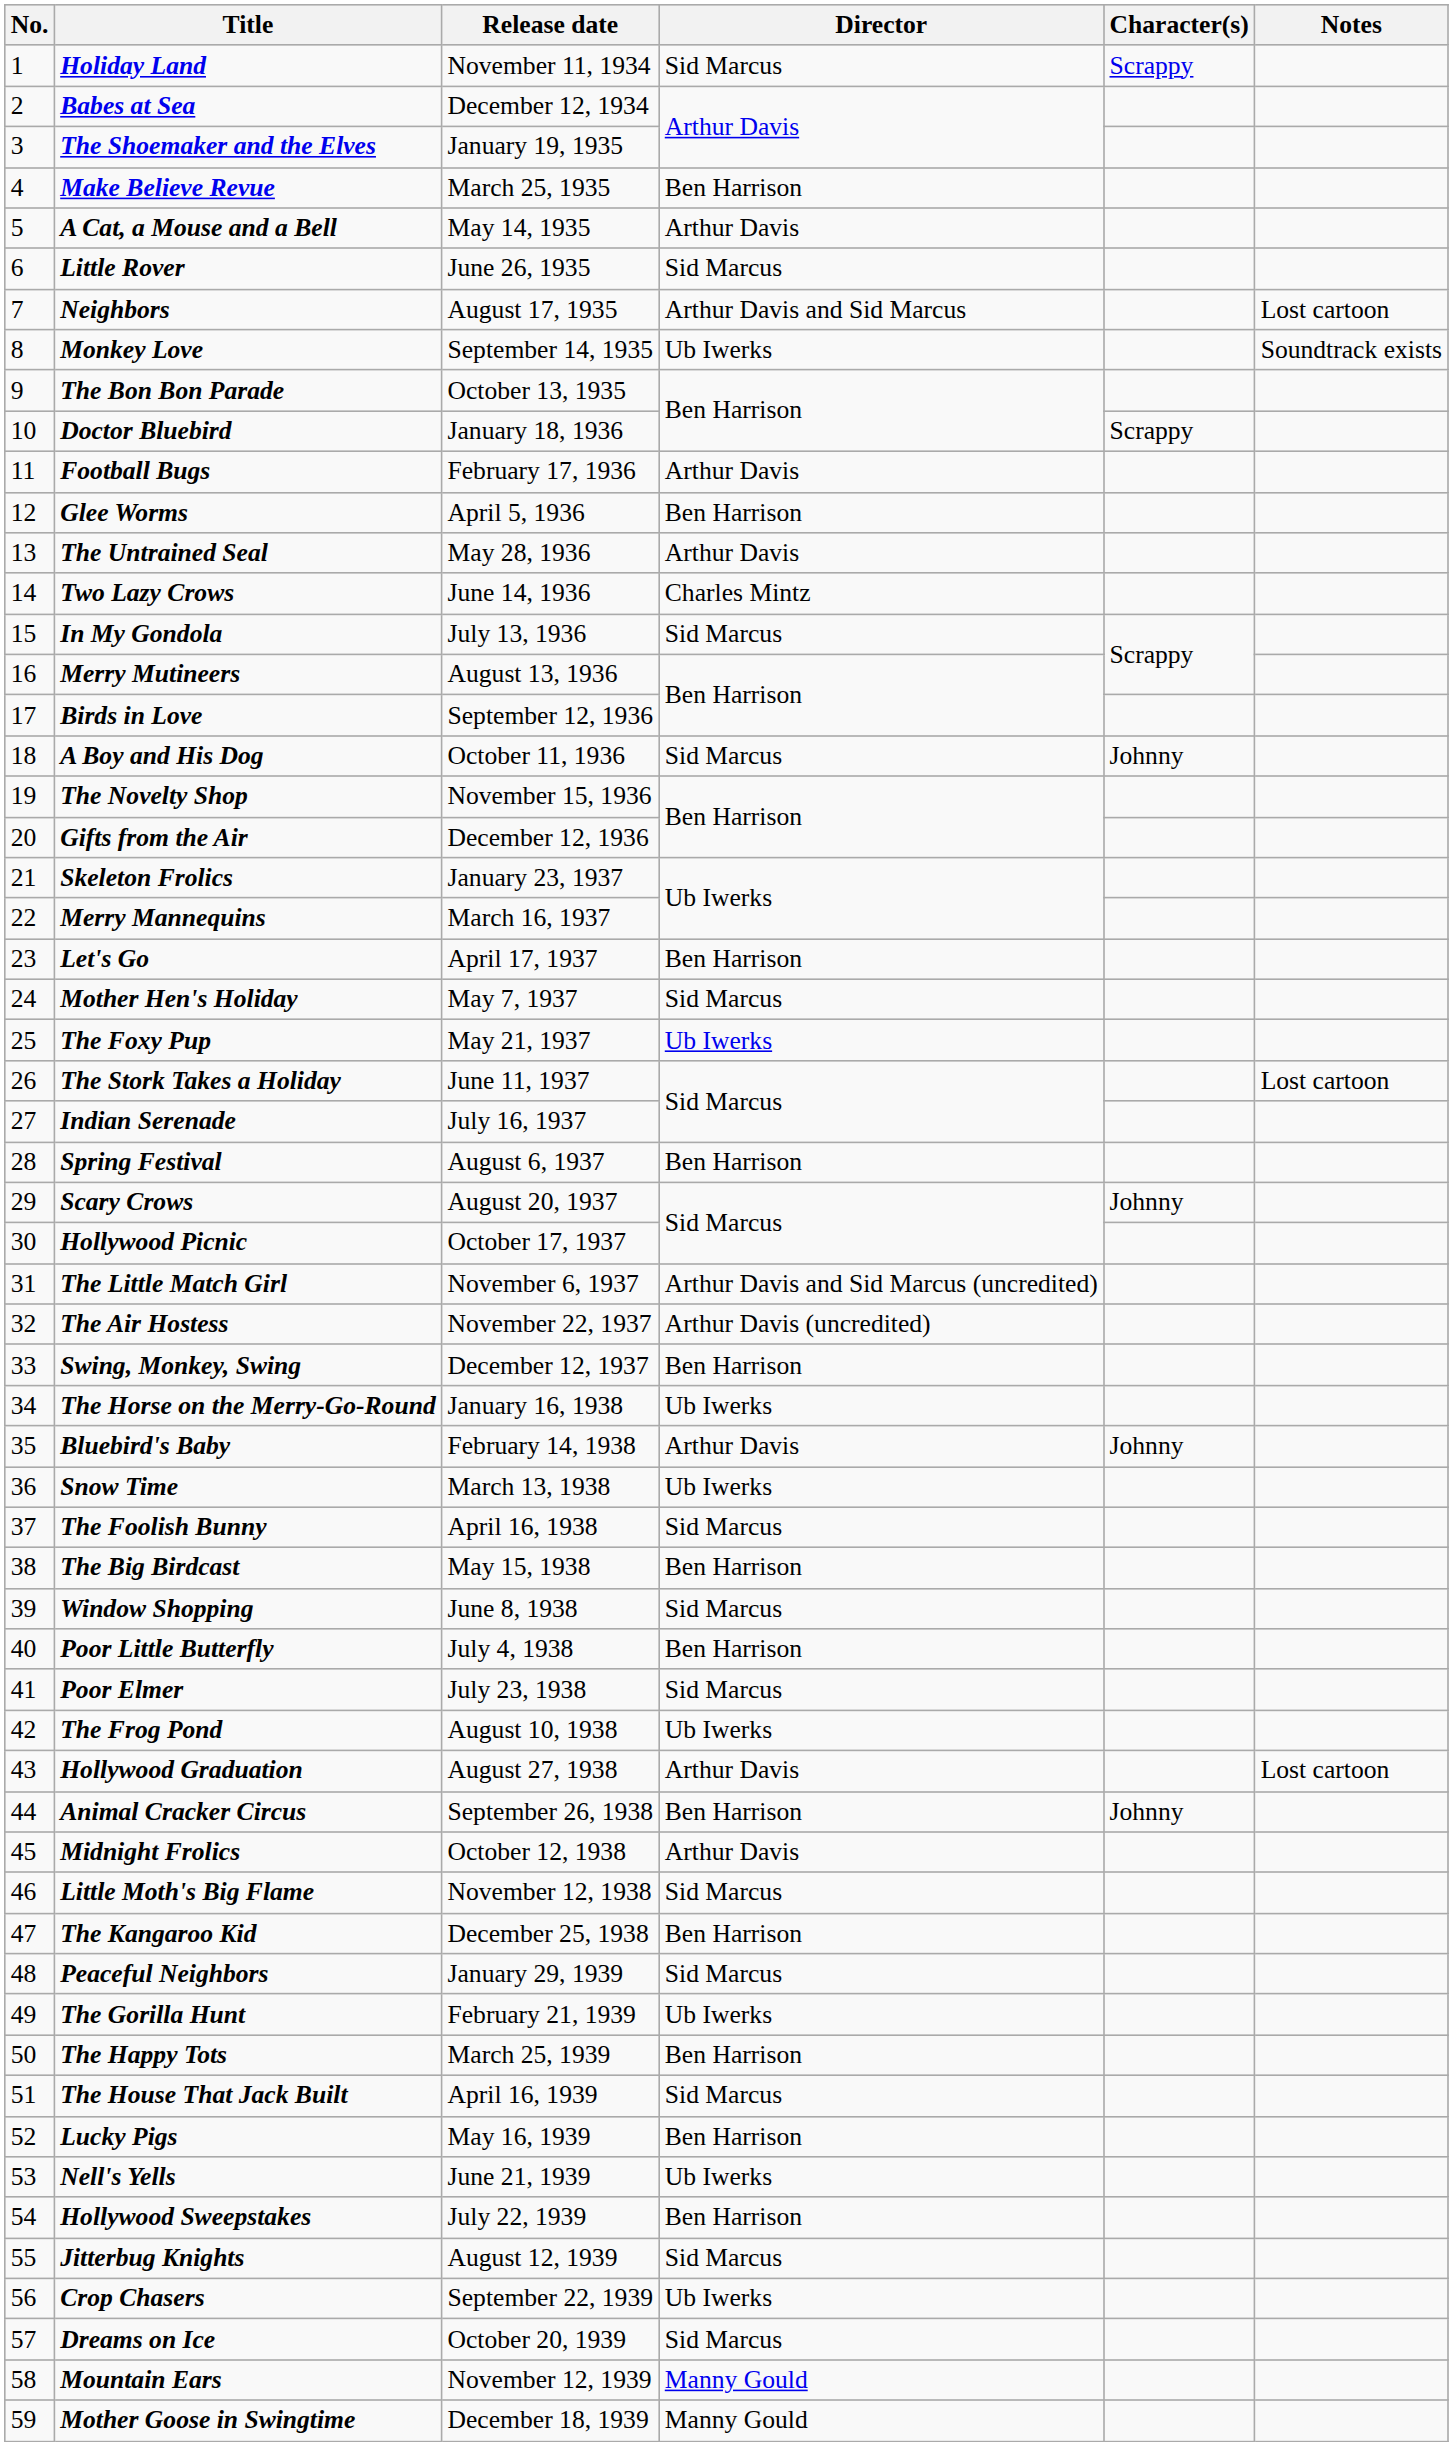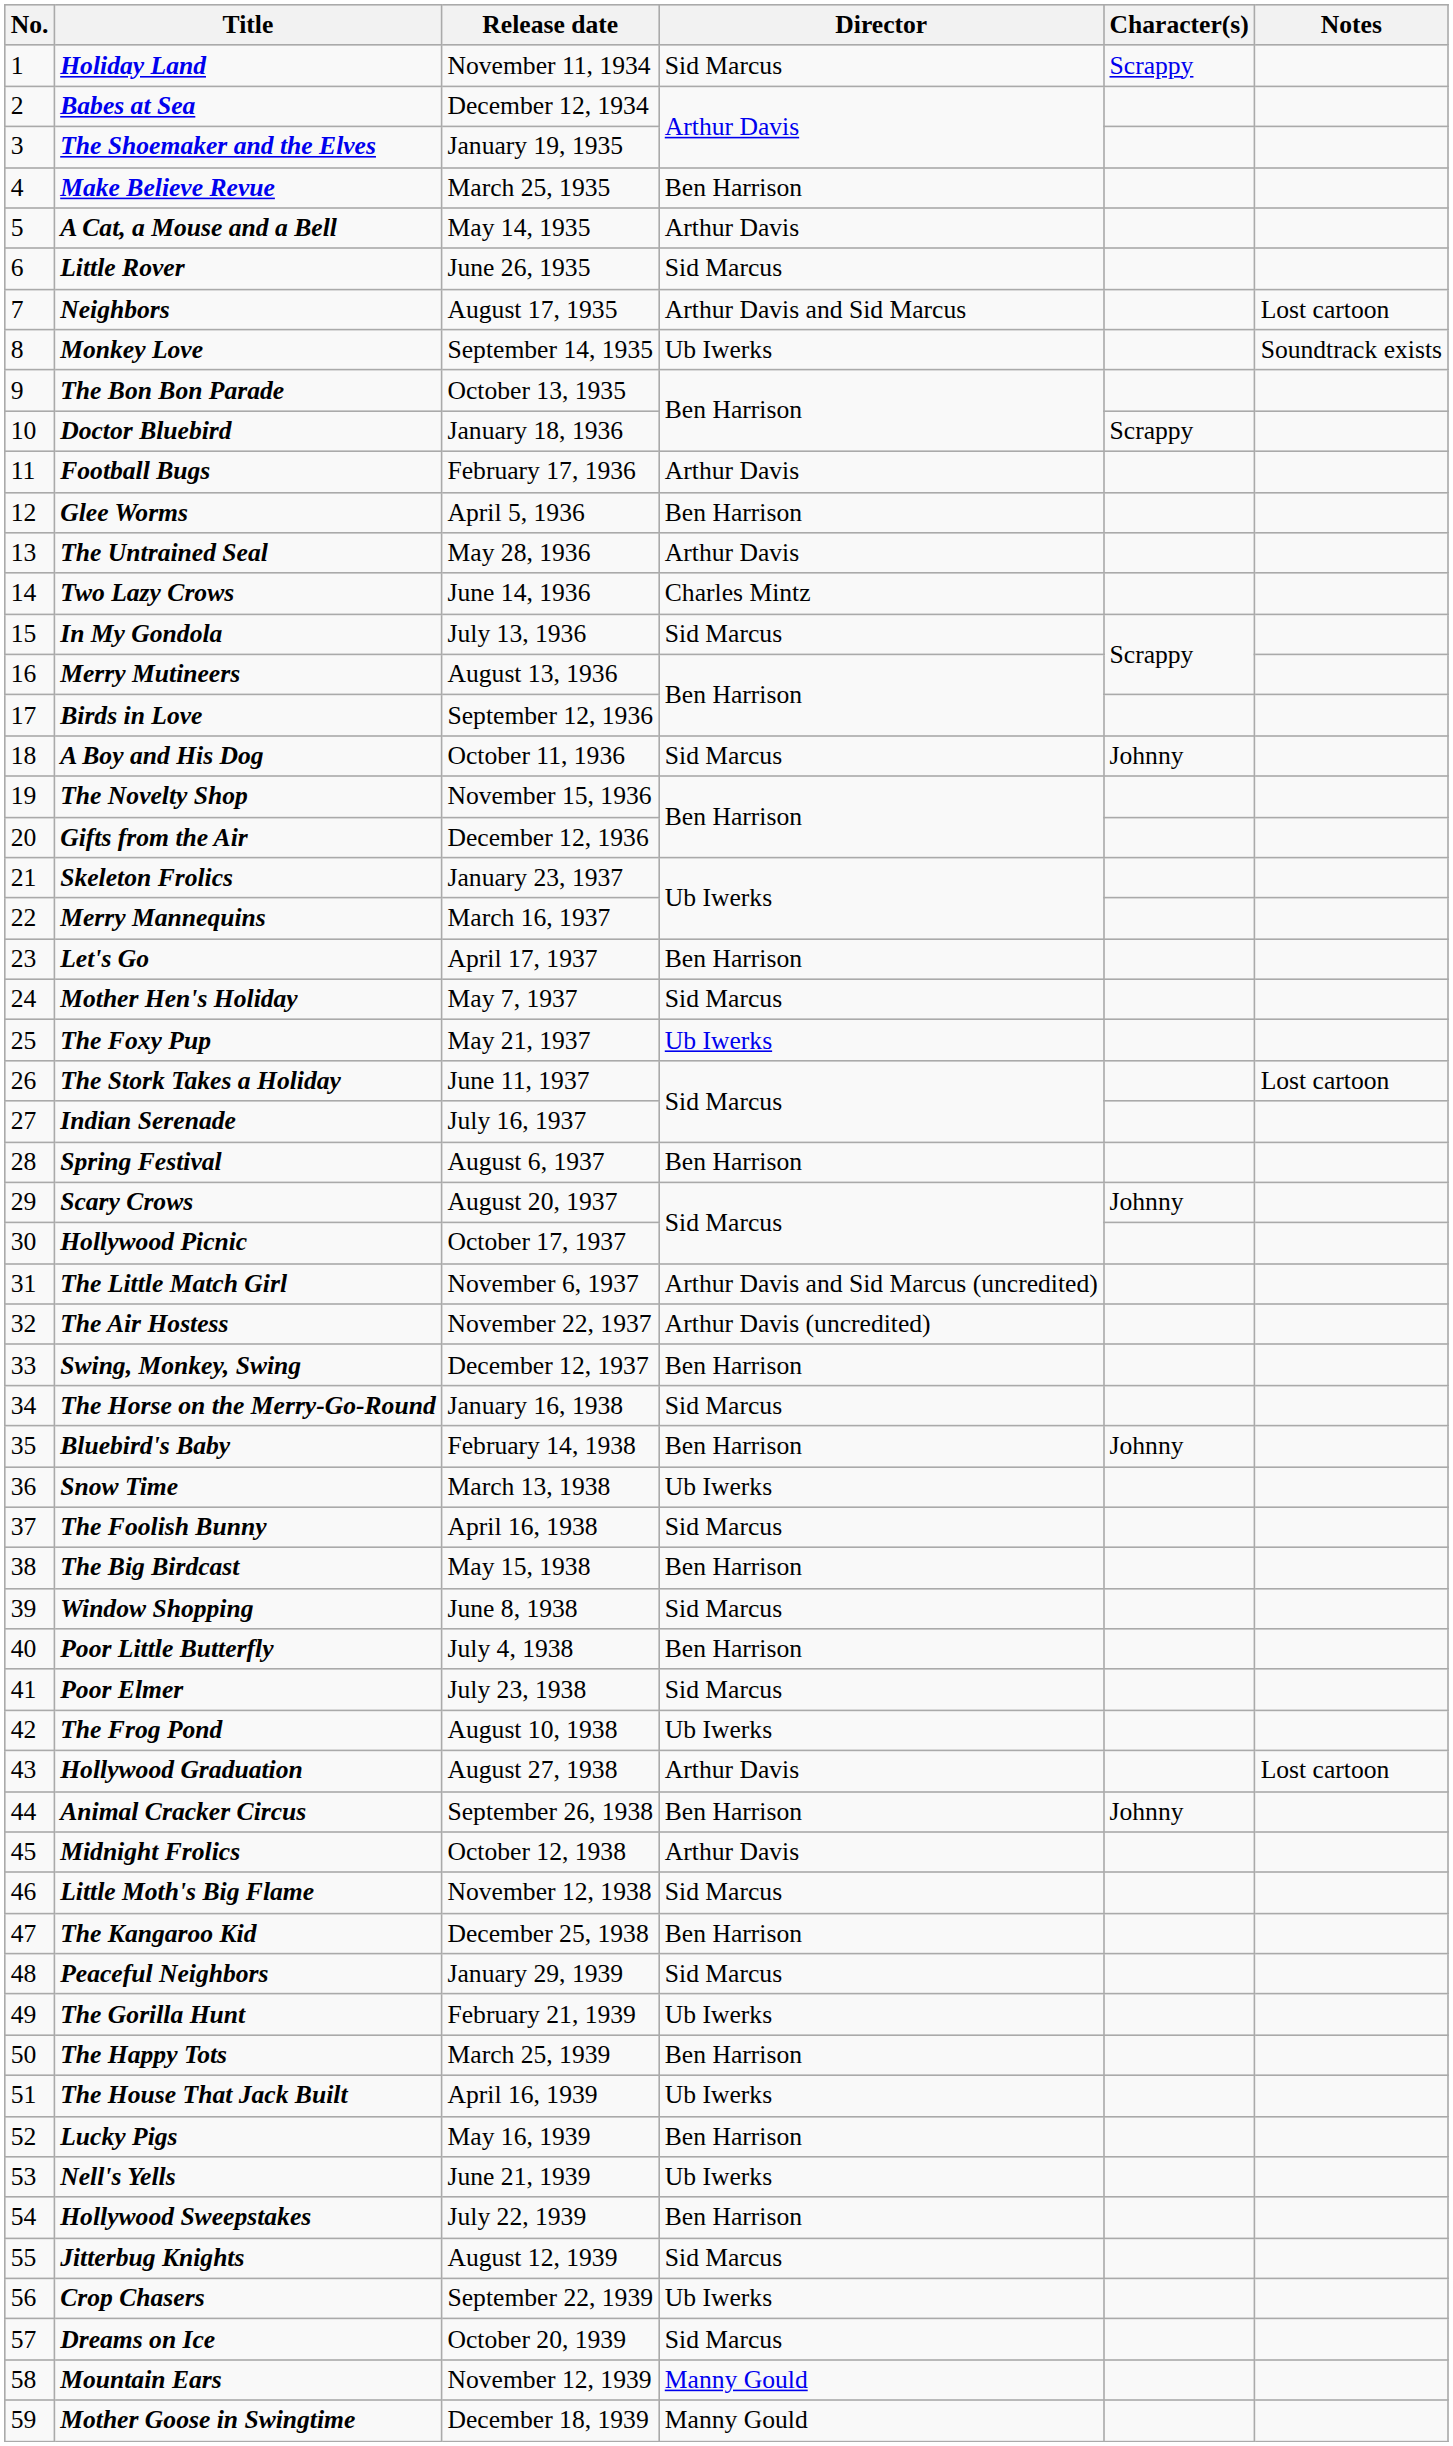(718, 1405) Ub Iwerks -> (723, 1405) Sid Marcus
(732, 1445) Arthur Davis -> (733, 1445) Ben Harrison
(723, 2095) Sid Marcus -> (718, 2095) Ub Iwerks
